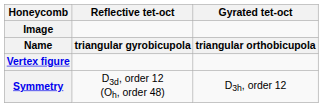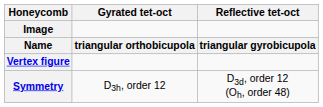columns swapped: (256, 12) <-> (133, 12)
